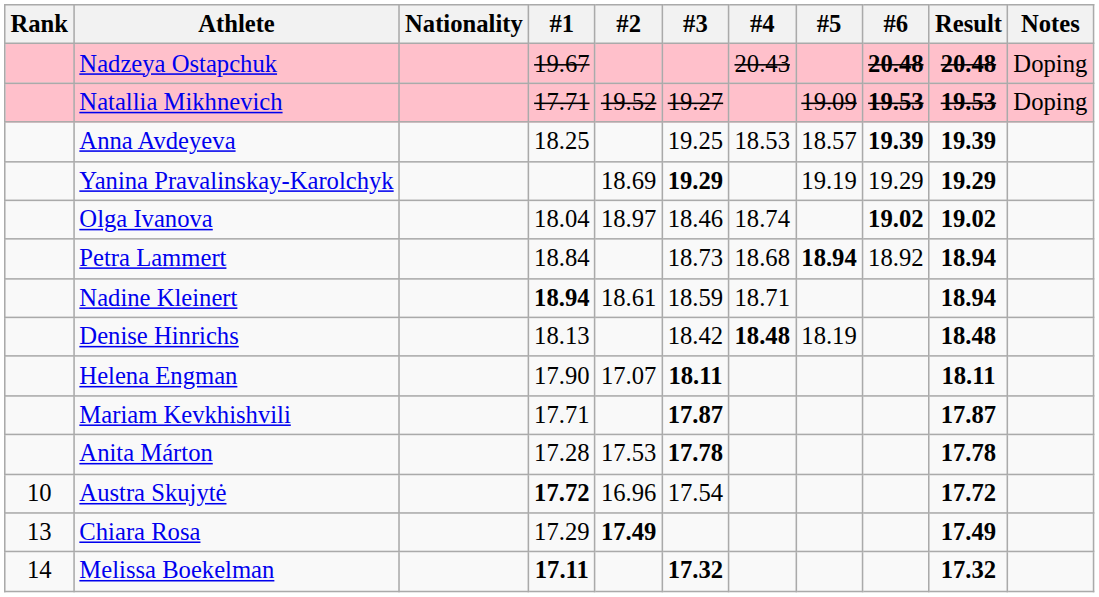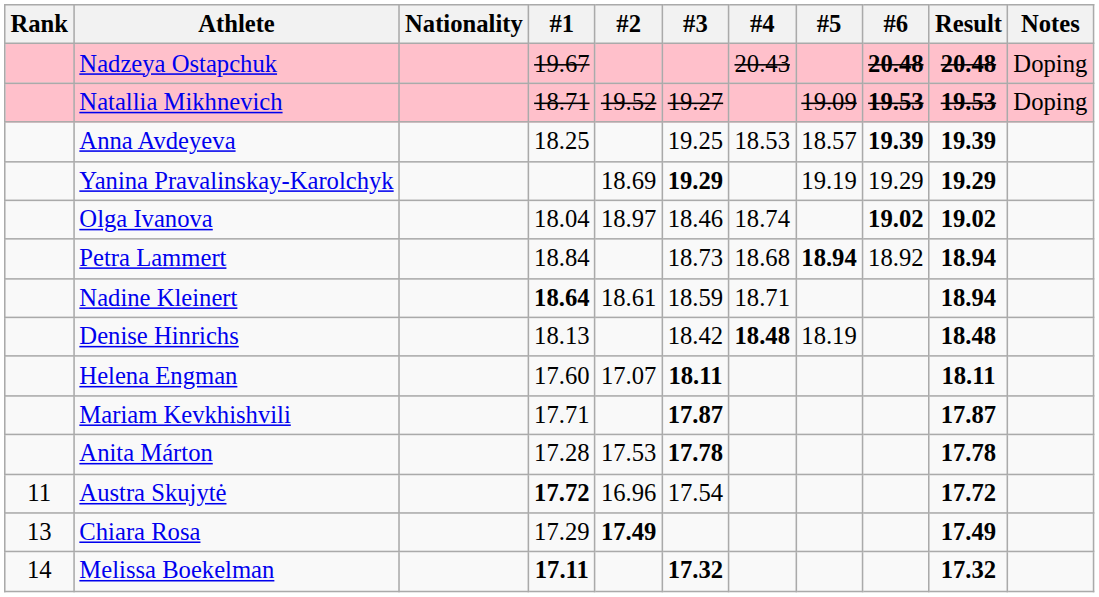(562, 102) 17.71 -> (562, 102) 18.71
(562, 297) 18.94 -> (562, 297) 18.64
(562, 375) 17.90 -> (562, 375) 17.60
(39, 492) 10 -> (39, 492) 11
